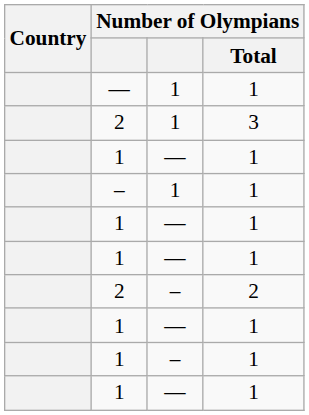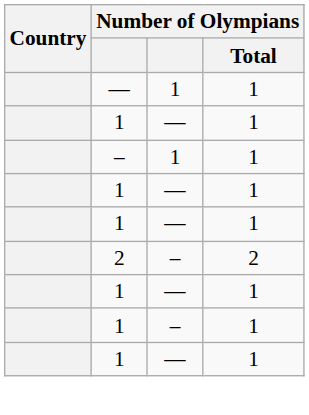- row: (119, 122)
